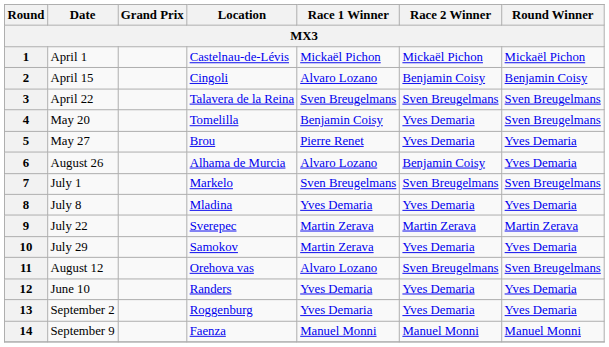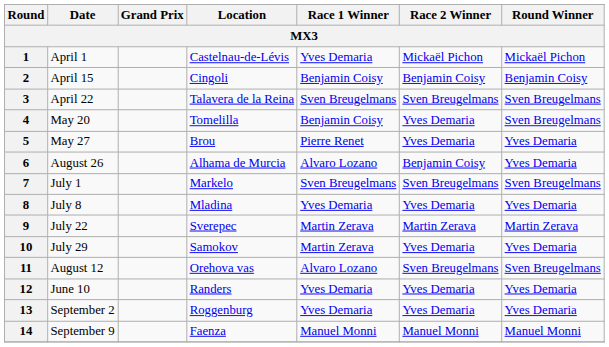(340, 56) Mickaël Pichon -> (336, 56) Yves Demaria
(339, 77) Alvaro Lozano -> (342, 77) Benjamin Coisy
